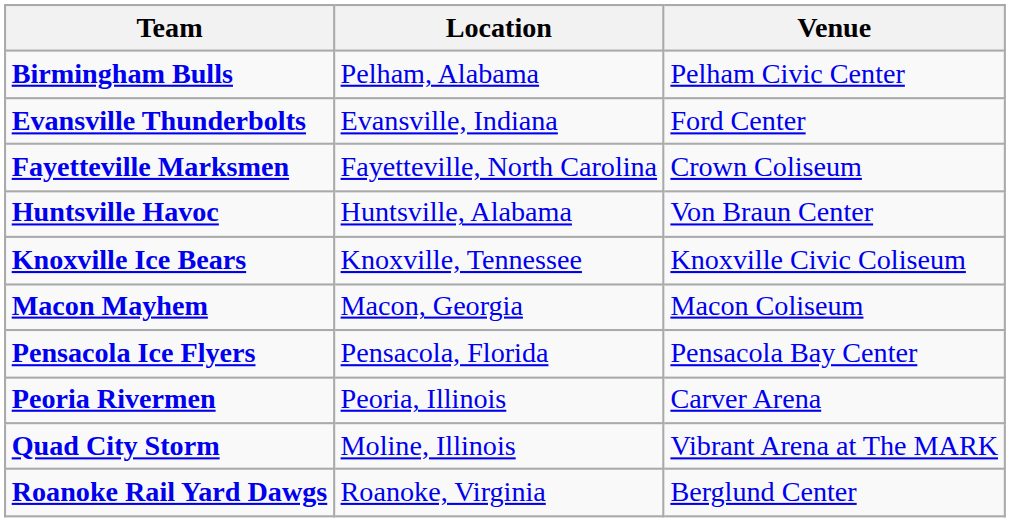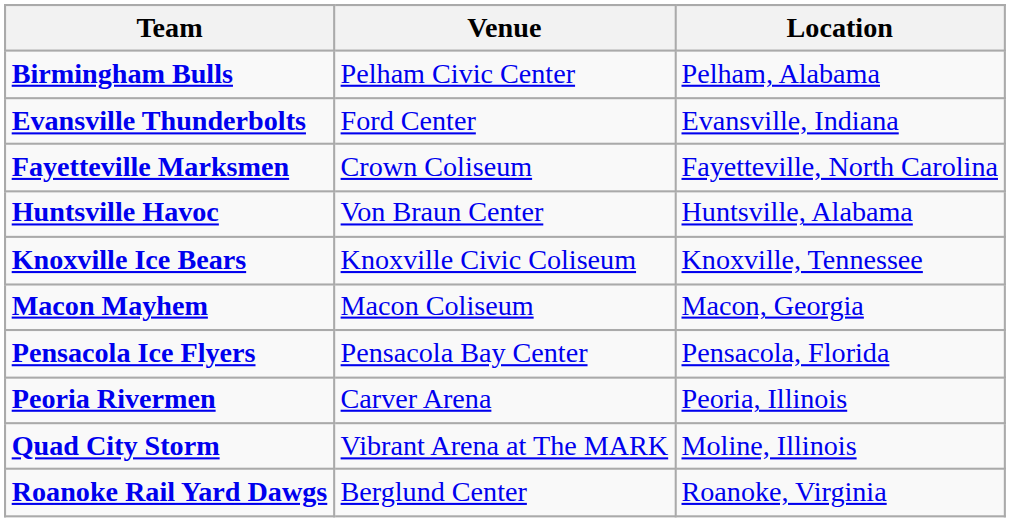columns swapped: (499, 27) <-> (834, 27)
